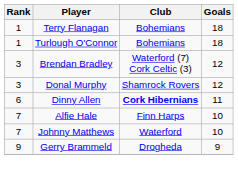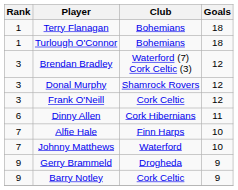+ row: (76, 100)
(161, 100) bold -> (161, 116) normal
+ row: (76, 178)
